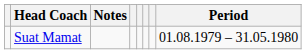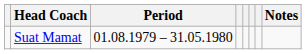columns swapped: (228, 15) <-> (110, 15)
